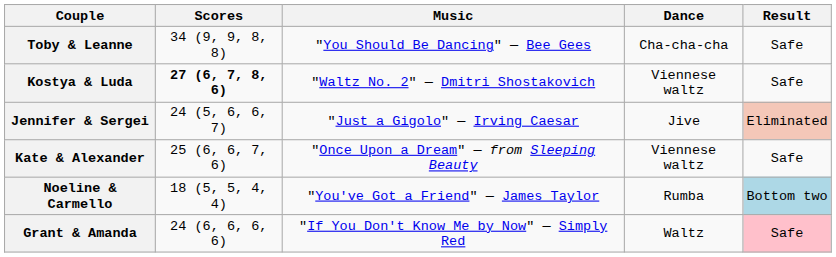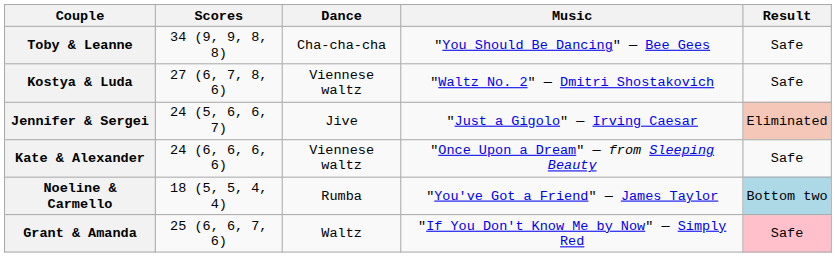columns swapped: (684, 16) <-> (453, 16)
(219, 83) bold -> (219, 83) normal
(219, 158) 25 (6, 6, 7, 6) -> (219, 158) 24 (6, 6, 6, 6)
(219, 234) 24 (6, 6, 6, 6) -> (219, 234) 25 (6, 6, 7, 6)
